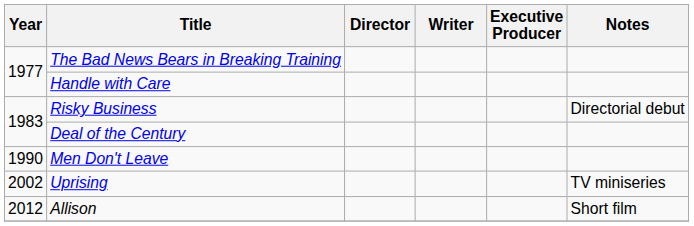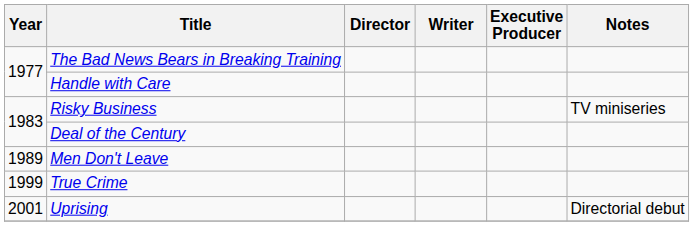(628, 109) Directorial debut -> (618, 109) TV miniseries
(26, 158) 1990 -> (26, 158) 1989
+ row: (89, 183)
(26, 183) 2002 -> (26, 208) 2001
(618, 183) TV miniseries -> (628, 208) Directorial debut
- row: (73, 208)
